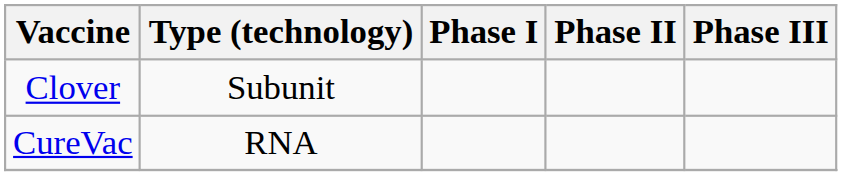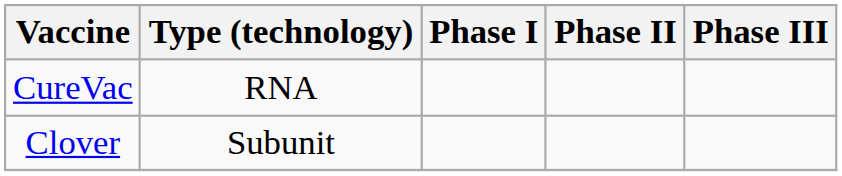rows swapped: (73, 87) <-> (73, 142)
